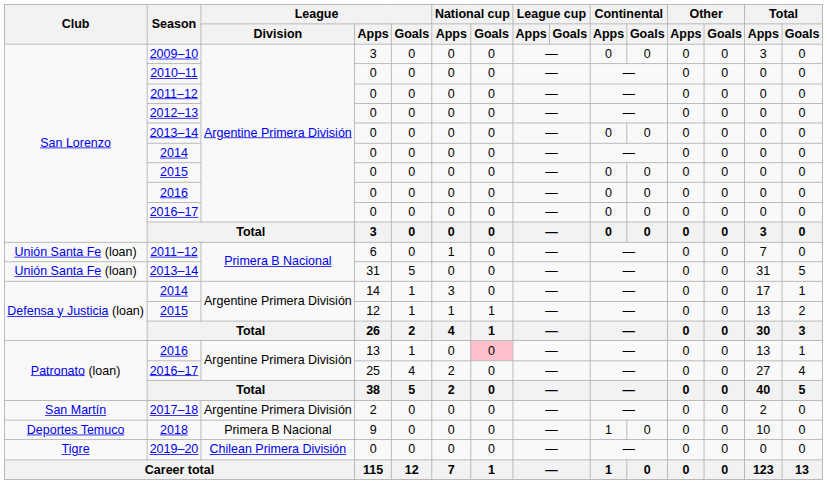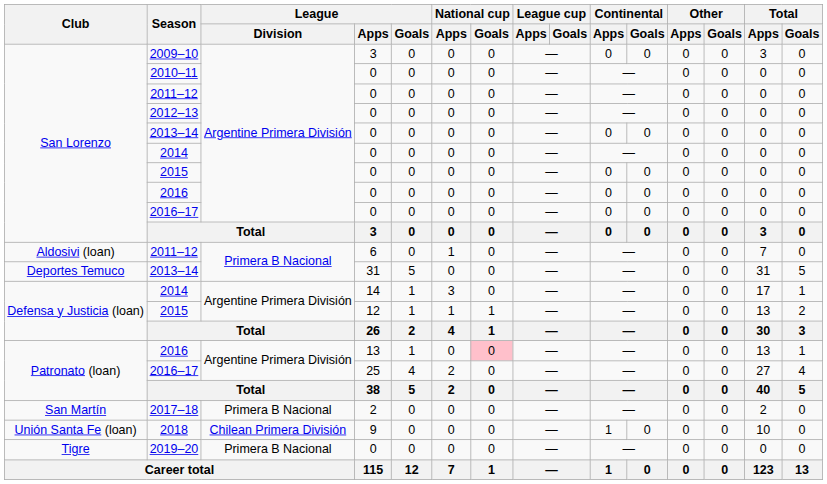(76, 251) Unión Santa Fe (loan) -> (76, 251) Aldosivi (loan)
(76, 271) Unión Santa Fe (loan) -> (76, 271) Deportes Temuco
(278, 410) Argentine Primera División -> (278, 410) Primera B Nacional
(76, 430) Deportes Temuco -> (76, 430) Unión Santa Fe (loan)
(278, 430) Primera B Nacional -> (278, 430) Chilean Primera División
(278, 449) Chilean Primera División -> (278, 449) Primera B Nacional
